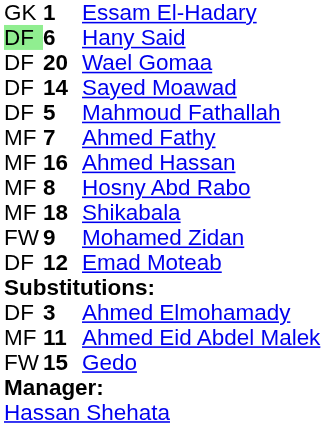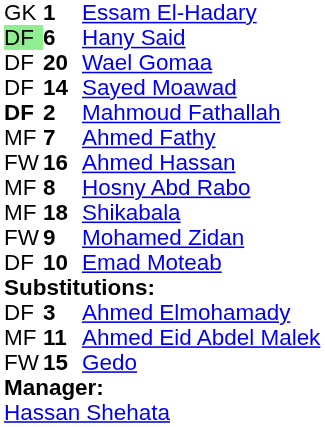(19, 112) normal -> (19, 112) bold
(49, 112) 5 -> (49, 112) 2
(20, 162) MF -> (21, 162) FW
(55, 262) 12 -> (55, 262) 10
